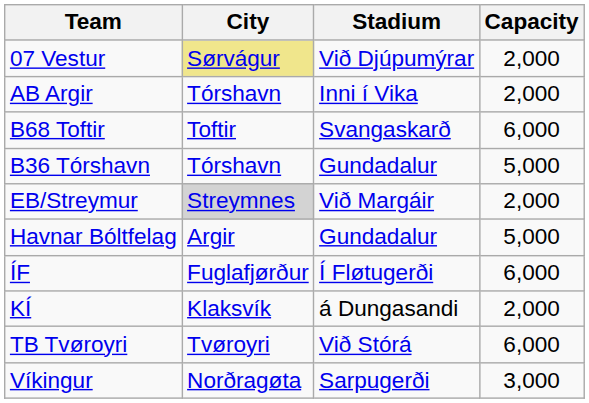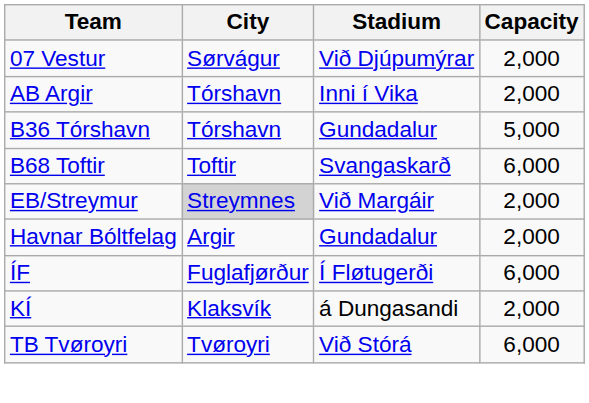(233, 58) khaki background -> (233, 58) no background
rows swapped: (80, 165) <-> (57, 129)
(532, 237) 5,000 -> (532, 237) 2,000
- row: (51, 380)
